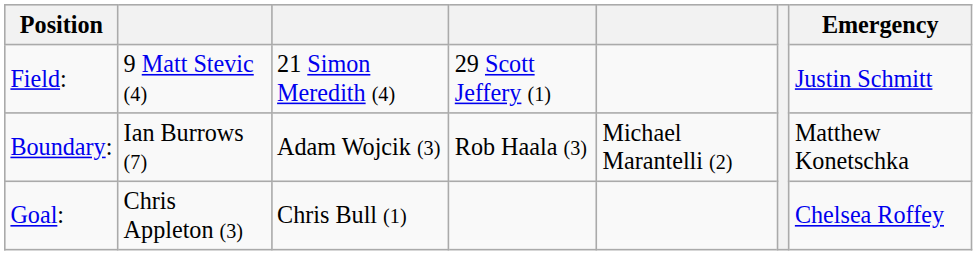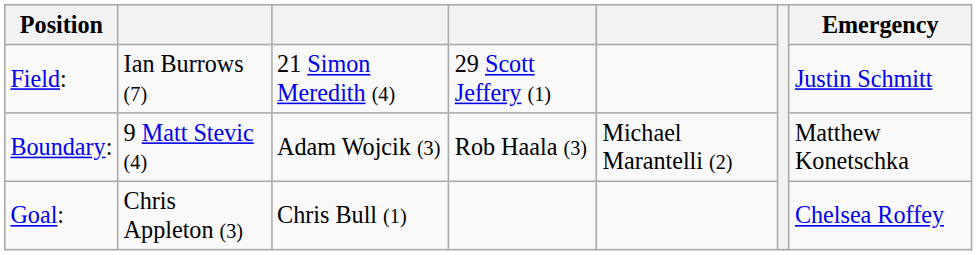(189, 78) 9 Matt Stevic (4) -> (184, 78) Ian Burrows (7)
(184, 147) Ian Burrows (7) -> (189, 147) 9 Matt Stevic (4)
